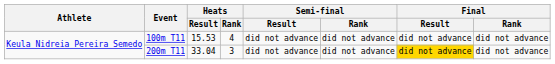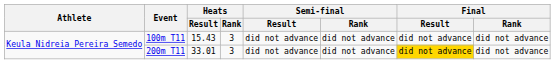(203, 38) 15.53 -> (203, 38) 15.43
(232, 38) 4 -> (232, 38) 3
(203, 52) 33.04 -> (203, 52) 33.01
